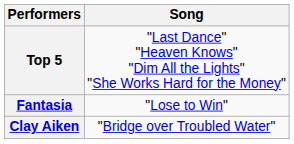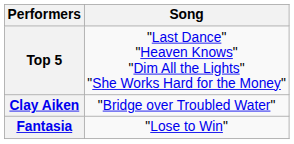rows swapped: (44, 127) <-> (44, 105)
